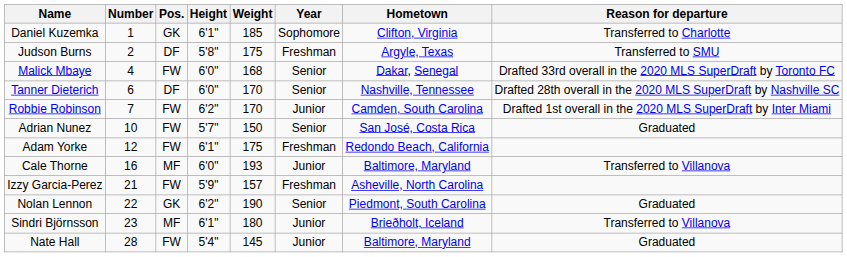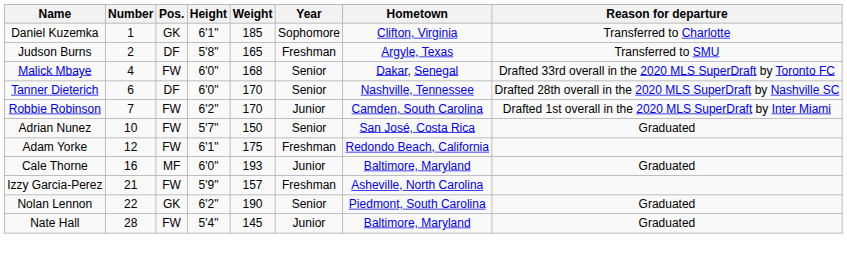(253, 52) 175 -> (253, 52) 165
(667, 166) Transferred to Villanova -> (667, 166) Graduated
- row: (55, 223)
